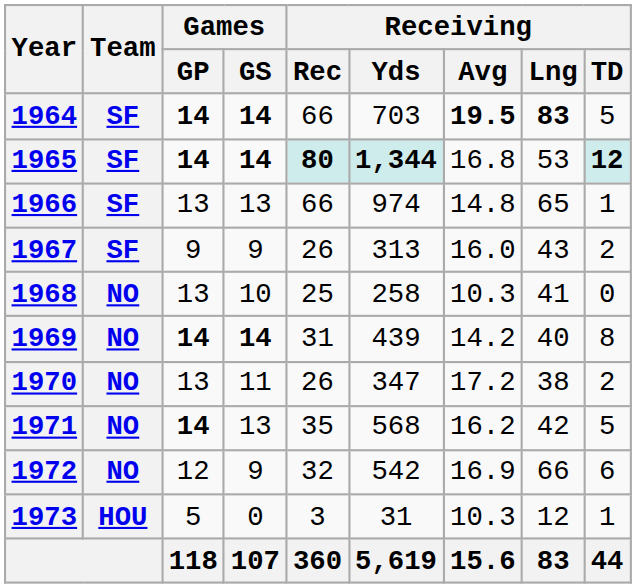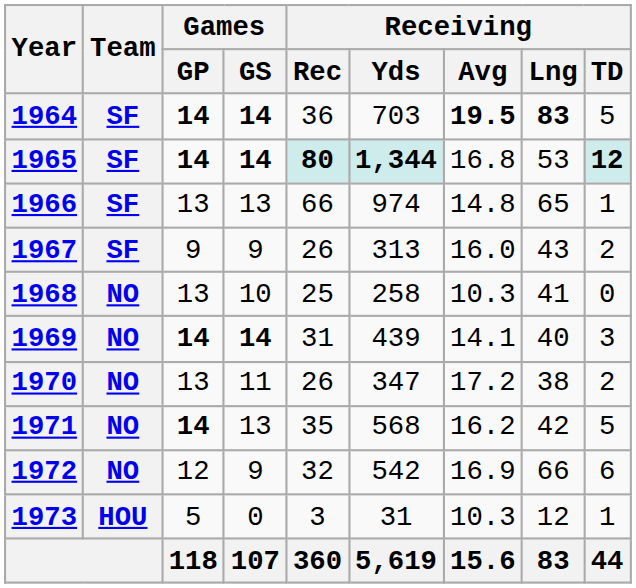(318, 116) 66 -> (318, 116) 36
(483, 339) 14.2 -> (483, 339) 14.1
(607, 339) 8 -> (607, 339) 3
